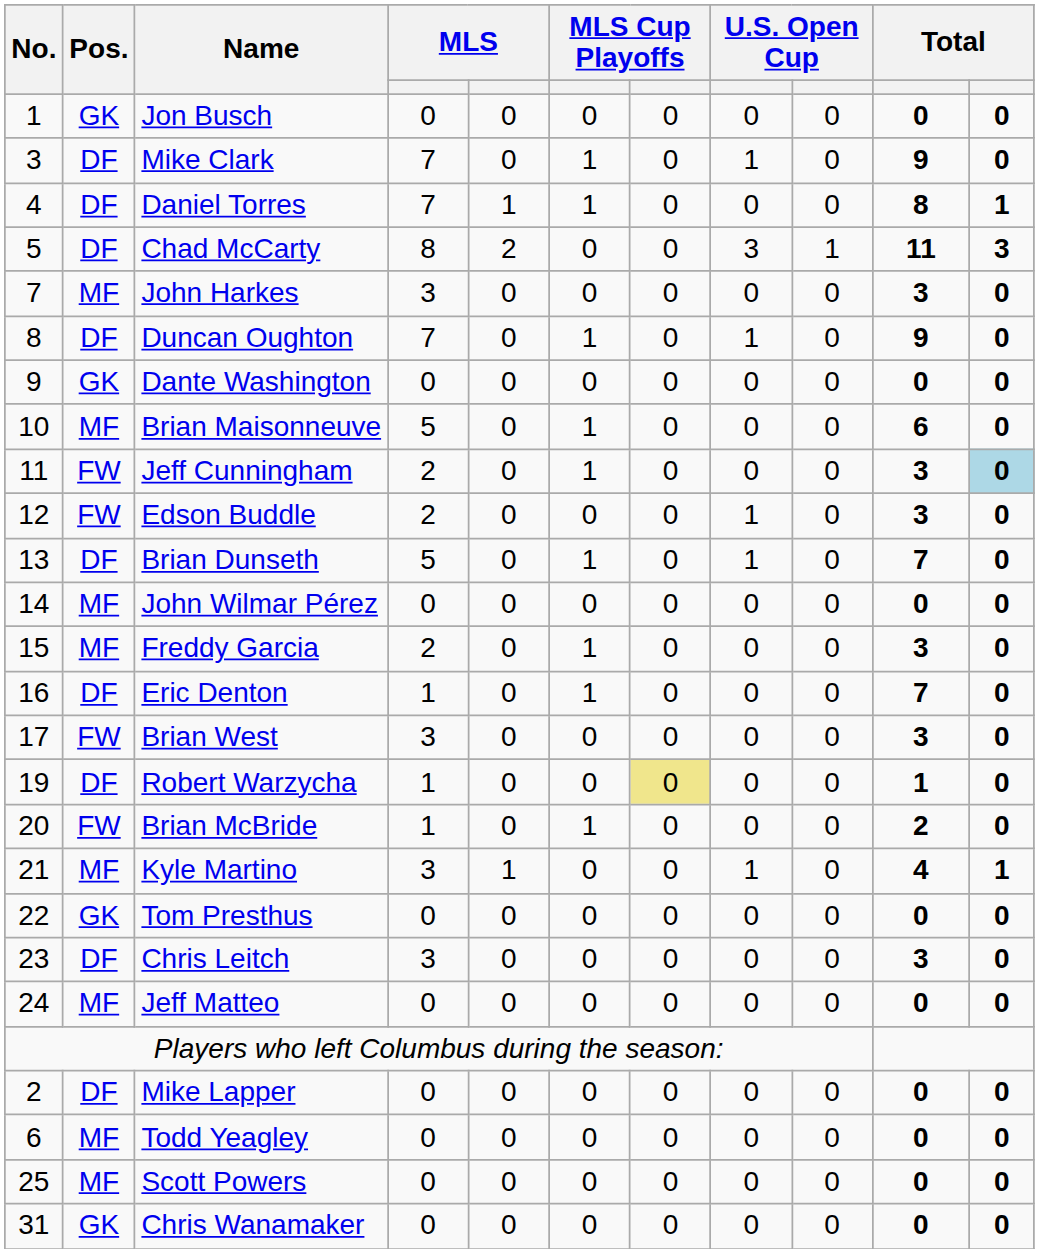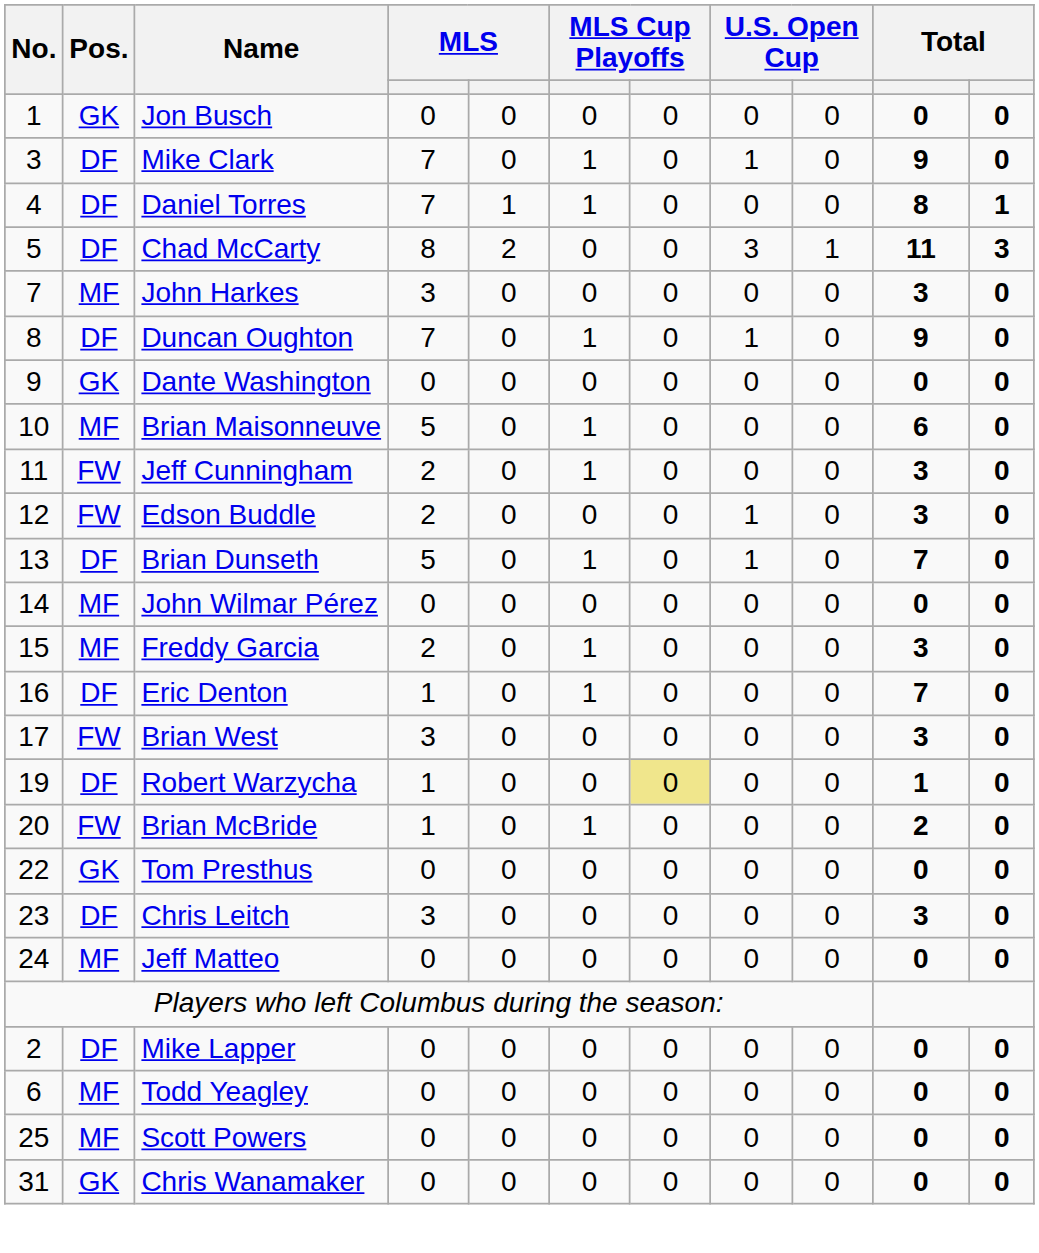(1002, 470) lightblue background -> (1002, 470) no background
- row: (219, 870)
